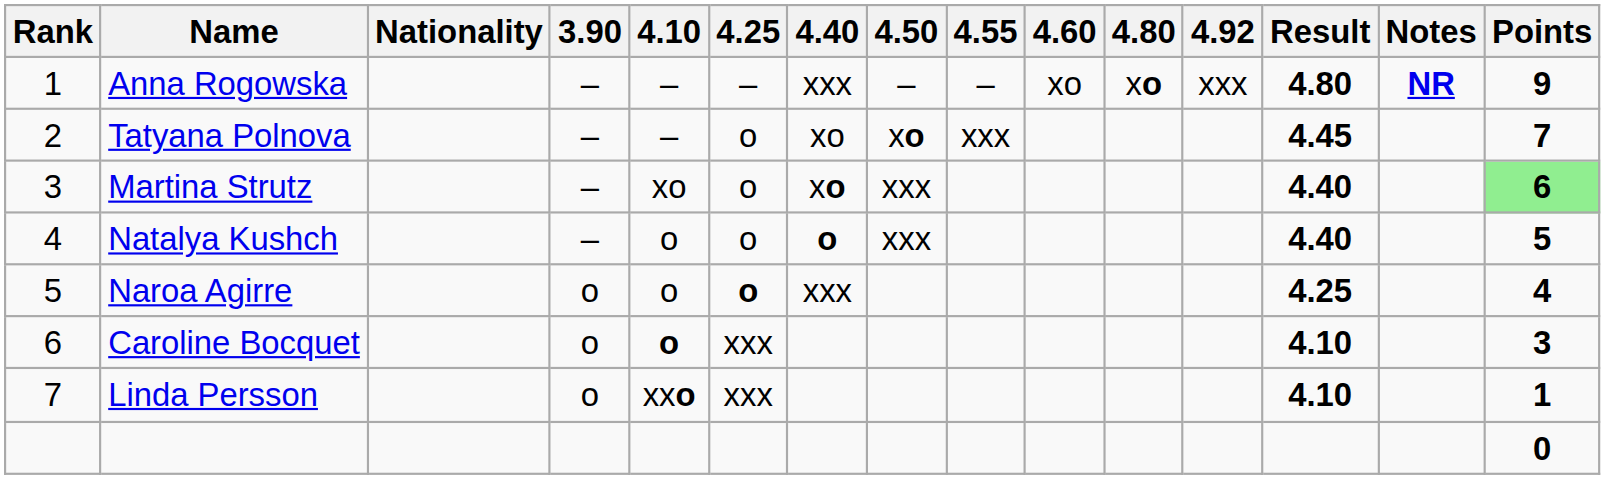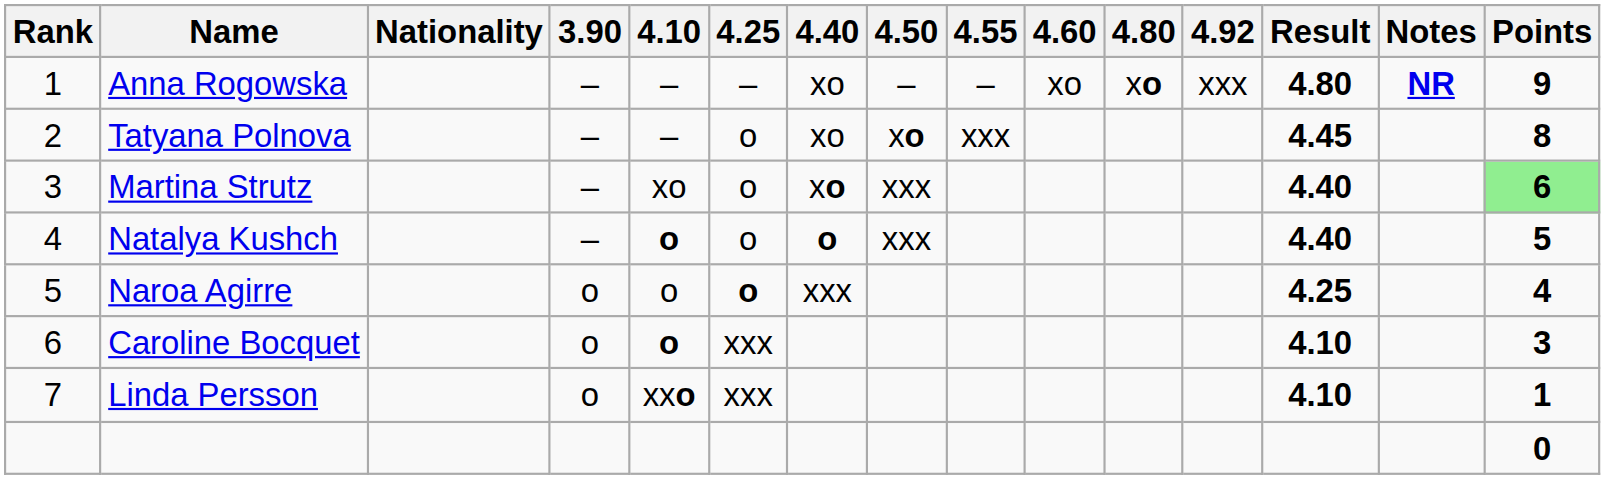(827, 83) xxx -> (827, 83) xo
(1542, 135) 7 -> (1542, 135) 8
(669, 239) normal -> (669, 239) bold
